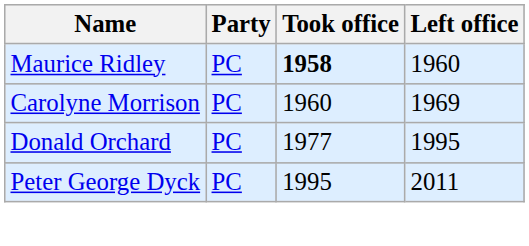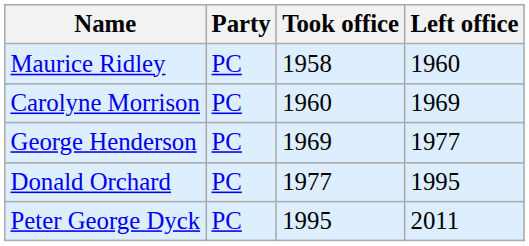(307, 63) bold -> (307, 63) normal
+ row: (104, 142)
